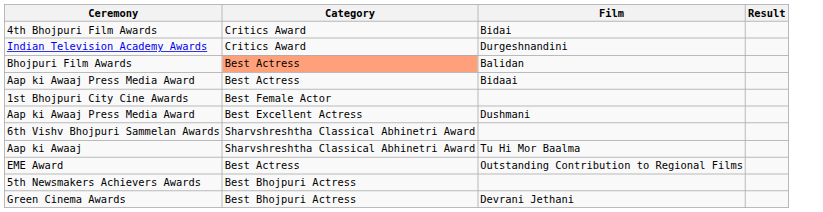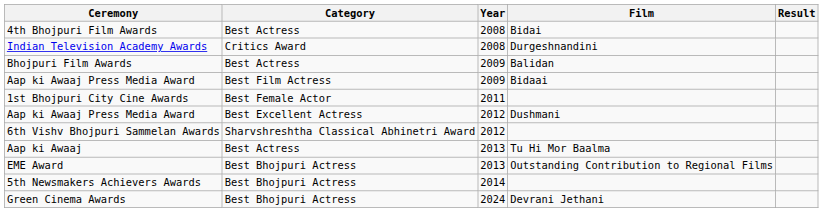+ column: (493, 13)
(265, 30) Critics Award -> (262, 30) Best Actress
(262, 64) lightsalmon background -> (262, 64) no background
(262, 81) Best Actress -> (278, 81) Best Film Actress
(350, 148) Sharvshreshtha Classical Abhinetri Award -> (262, 148) Best Actress
(262, 165) Best Actress -> (290, 165) Best Bhojpuri Actress
